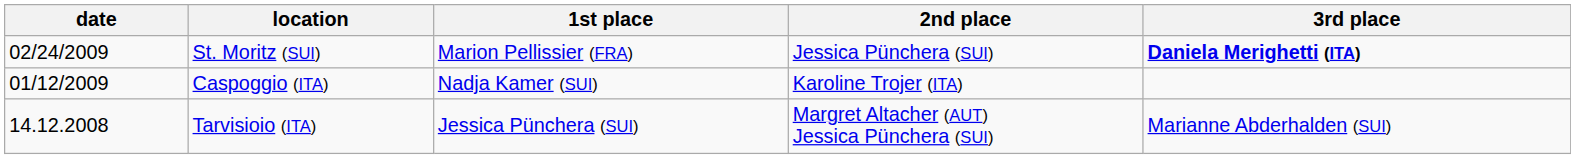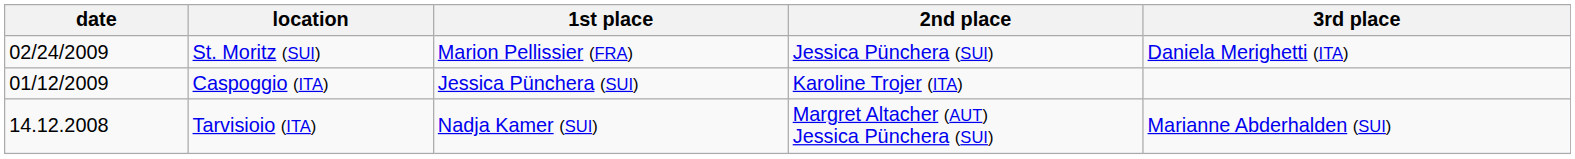(1254, 51) bold -> (1248, 51) normal
(518, 83) Nadja Kamer (SUI) -> (538, 83) Jessica Pünchera (SUI)
(538, 125) Jessica Pünchera (SUI) -> (518, 125) Nadja Kamer (SUI)
